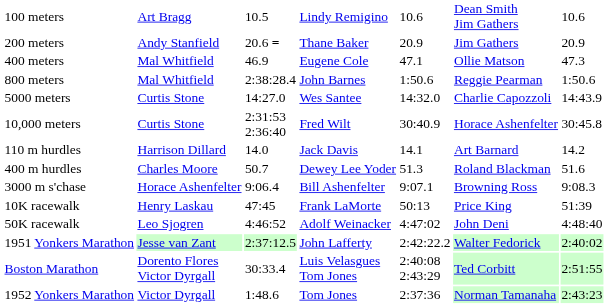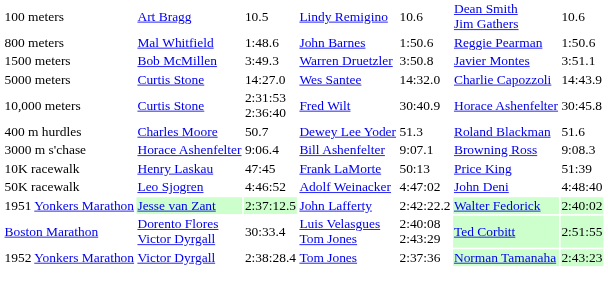- row: (34, 42)
- row: (34, 61)
(270, 79) 2:38:28.4 -> (262, 42) 1:48.6
+ row: (38, 61)
- row: (43, 150)
(262, 294) 1:48.6 -> (270, 257) 2:38:28.4
